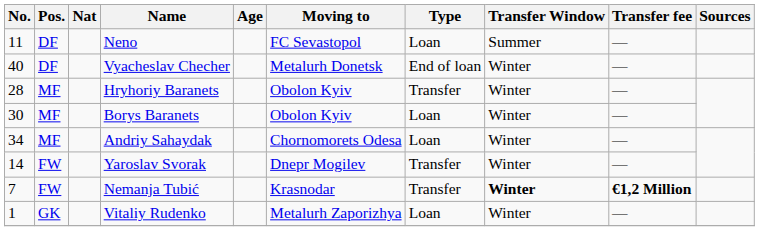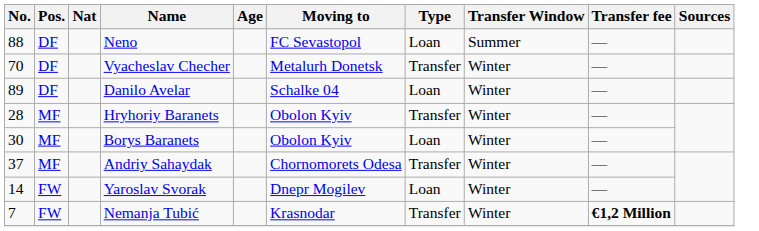(16, 41) 11 -> (16, 41) 88
(16, 66) 40 -> (16, 66) 70
(445, 66) End of loan -> (435, 66) Transfer
+ row: (147, 90)
(16, 139) 34 -> (16, 164) 37
(425, 139) Loan -> (435, 164) Transfer
(435, 164) Transfer -> (425, 189) Loan
(512, 189) bold -> (489, 213) normal
- row: (155, 213)
